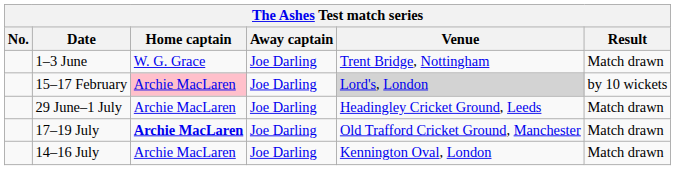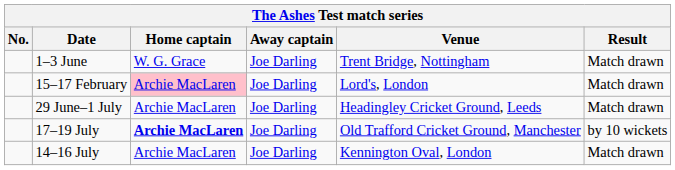(384, 84) lightgrey background -> (384, 84) no background
(627, 84) by 10 wickets -> (626, 84) Match drawn
(626, 130) Match drawn -> (627, 130) by 10 wickets
